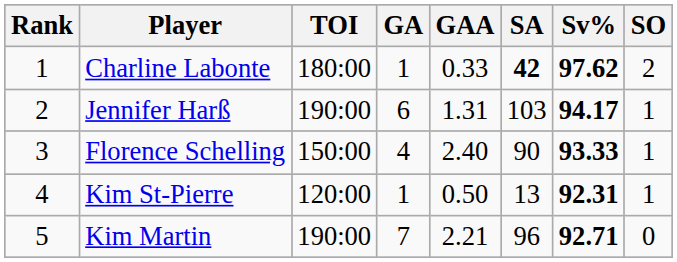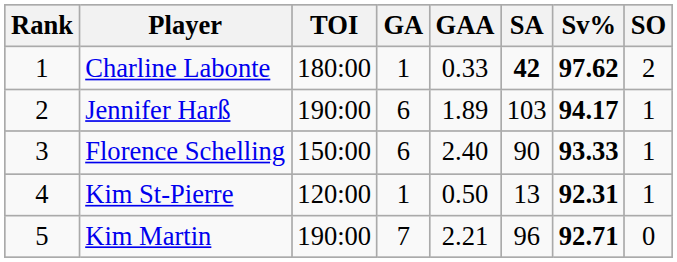(465, 109) 1.31 -> (465, 109) 1.89
(403, 151) 4 -> (403, 151) 6
